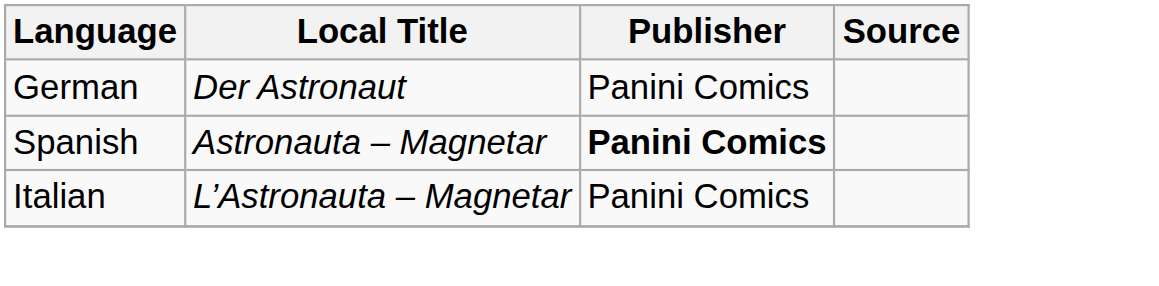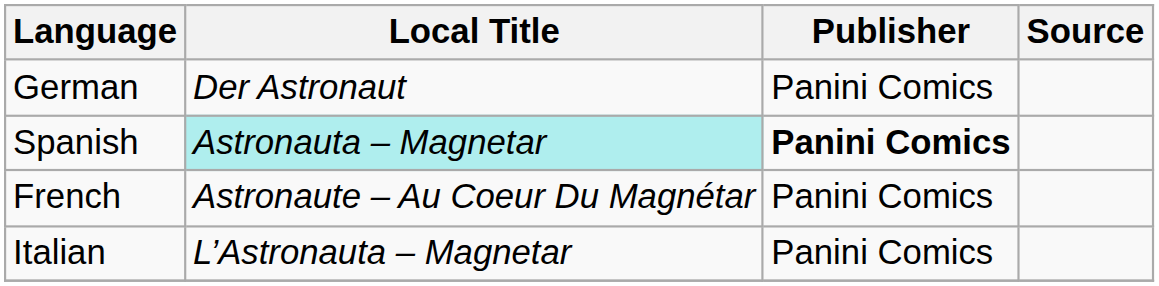(370, 142) no background -> (370, 142) paleturquoise background
+ row: (67, 197)
